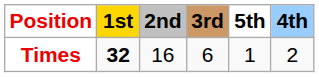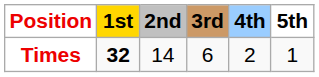columns swapped: (292, 21) <-> (250, 21)
(163, 54) 16 -> (163, 54) 14
